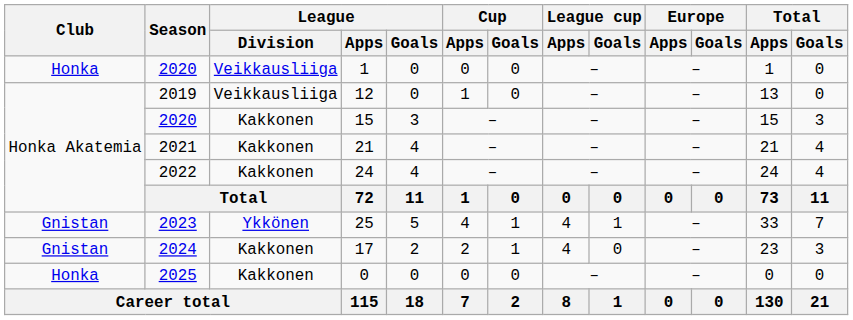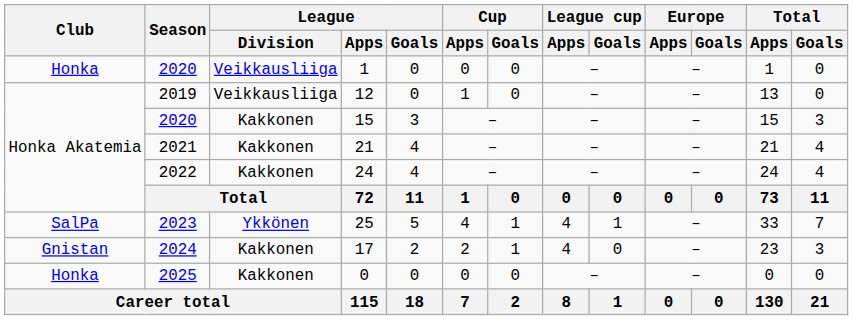(75, 224) Gnistan -> (75, 224) SalPa
